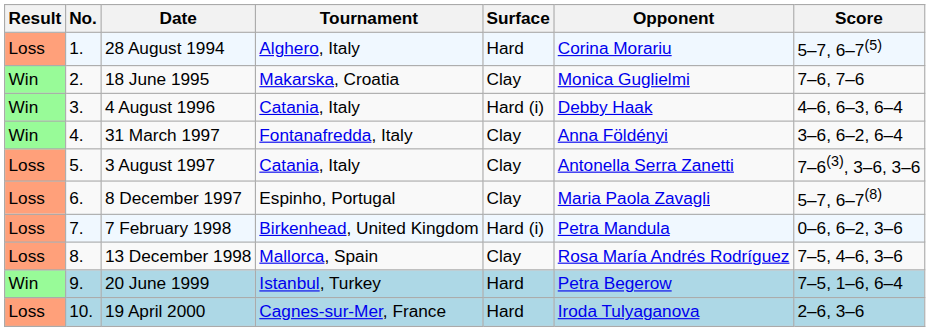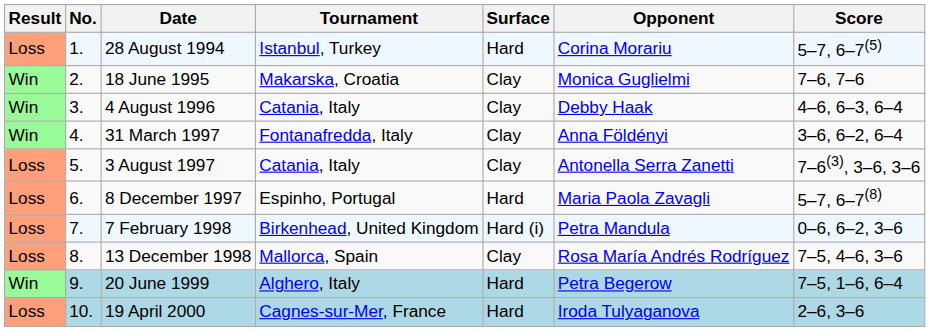(310, 48) Alghero, Italy -> (320, 48) Istanbul, Turkey
(515, 106) Hard (i) -> (504, 106) Clay
(504, 197) Clay -> (505, 197) Hard
(320, 283) Istanbul, Turkey -> (310, 283) Alghero, Italy
